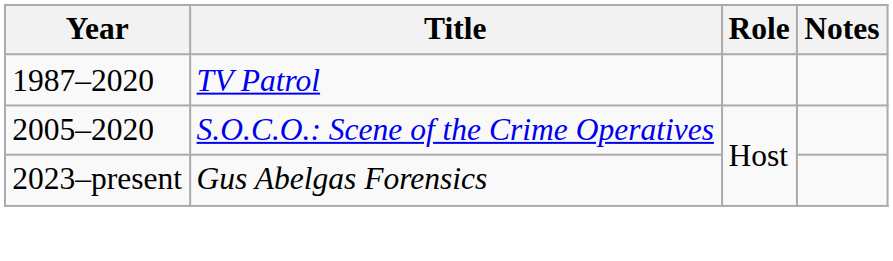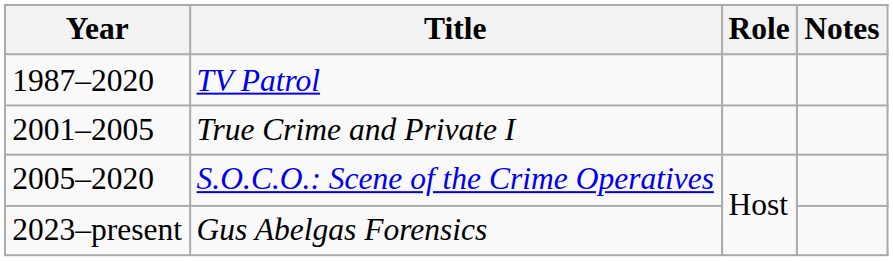+ row: (356, 129)
